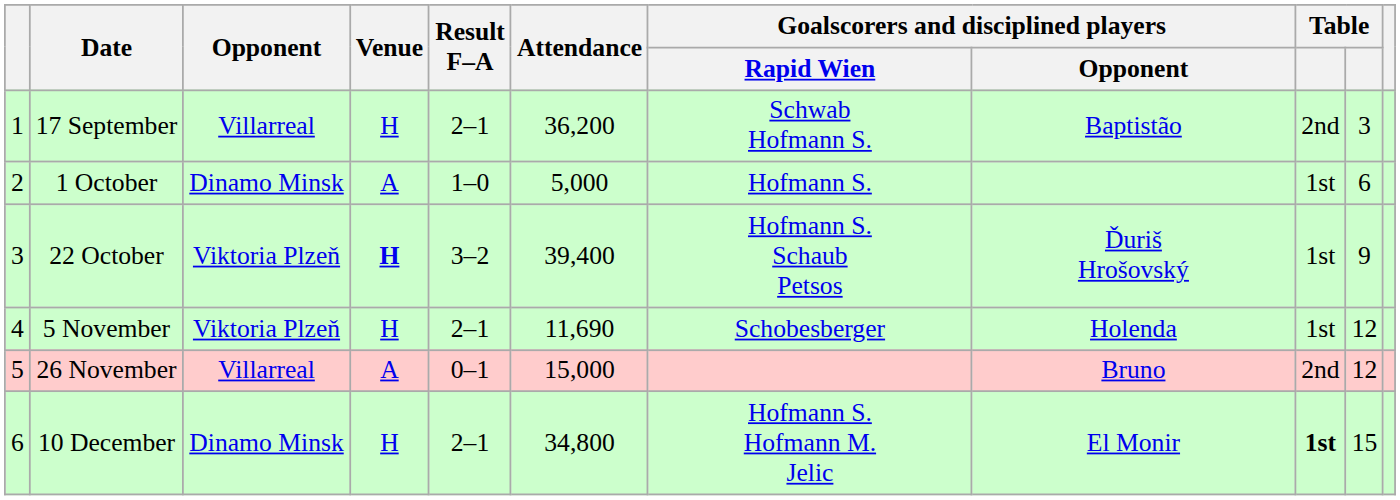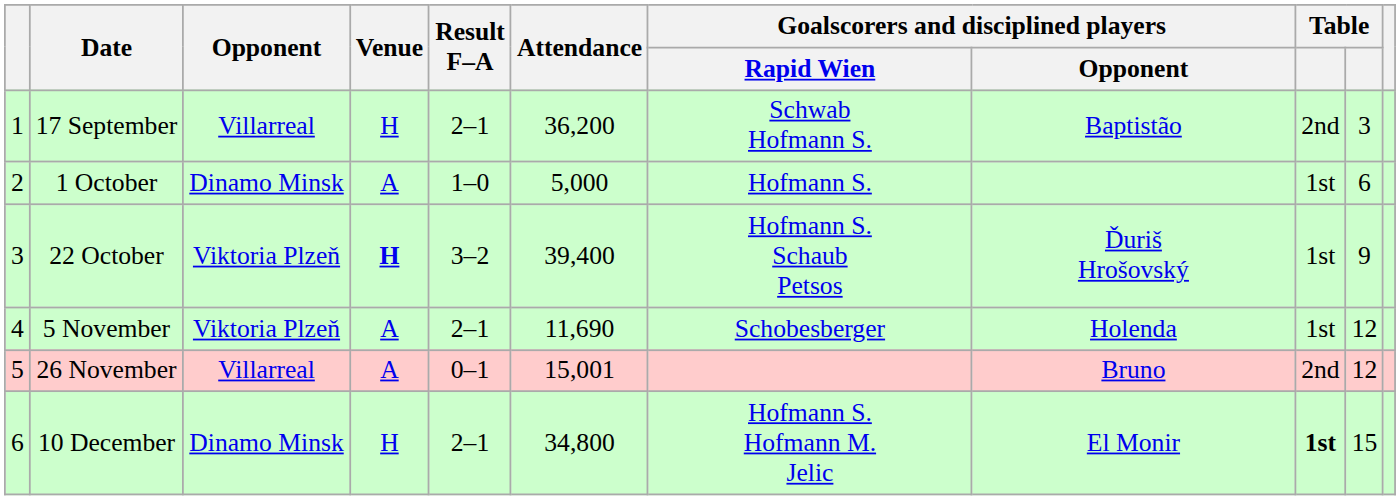(389, 328) H -> (389, 328) A
(580, 370) 15,000 -> (580, 370) 15,001
